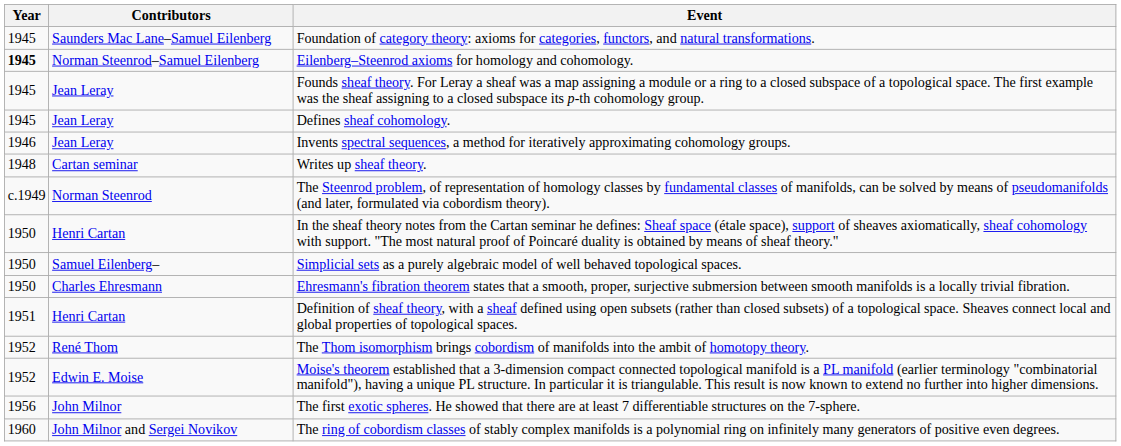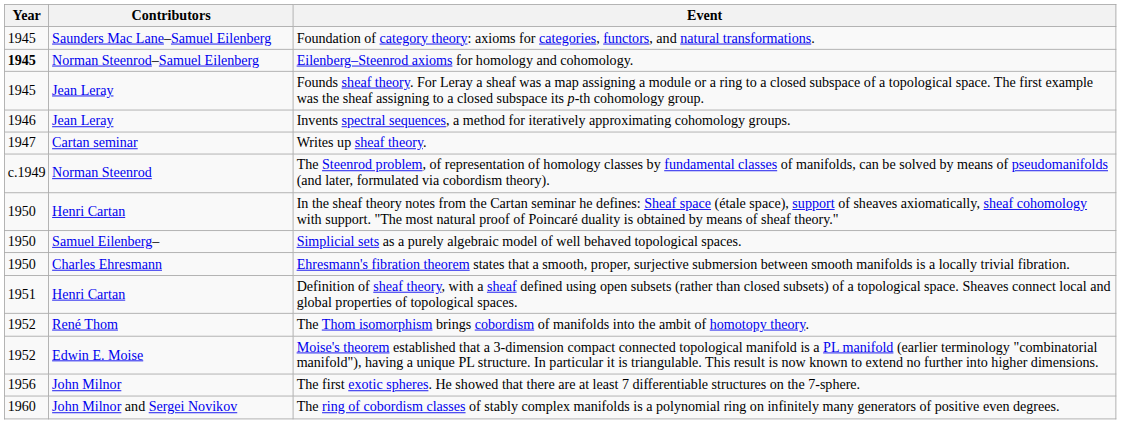- row: (373, 120)
(22, 165) 1948 -> (22, 143) 1947
